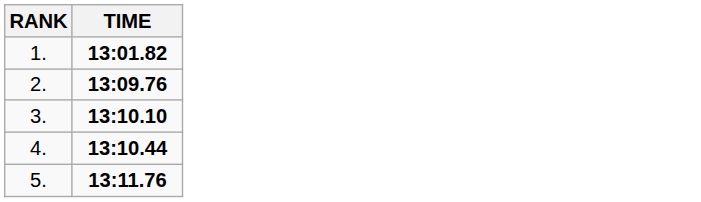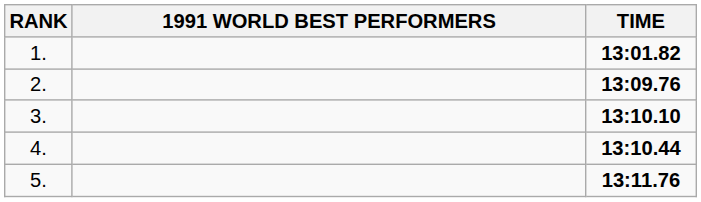+ column: (329, 21)
